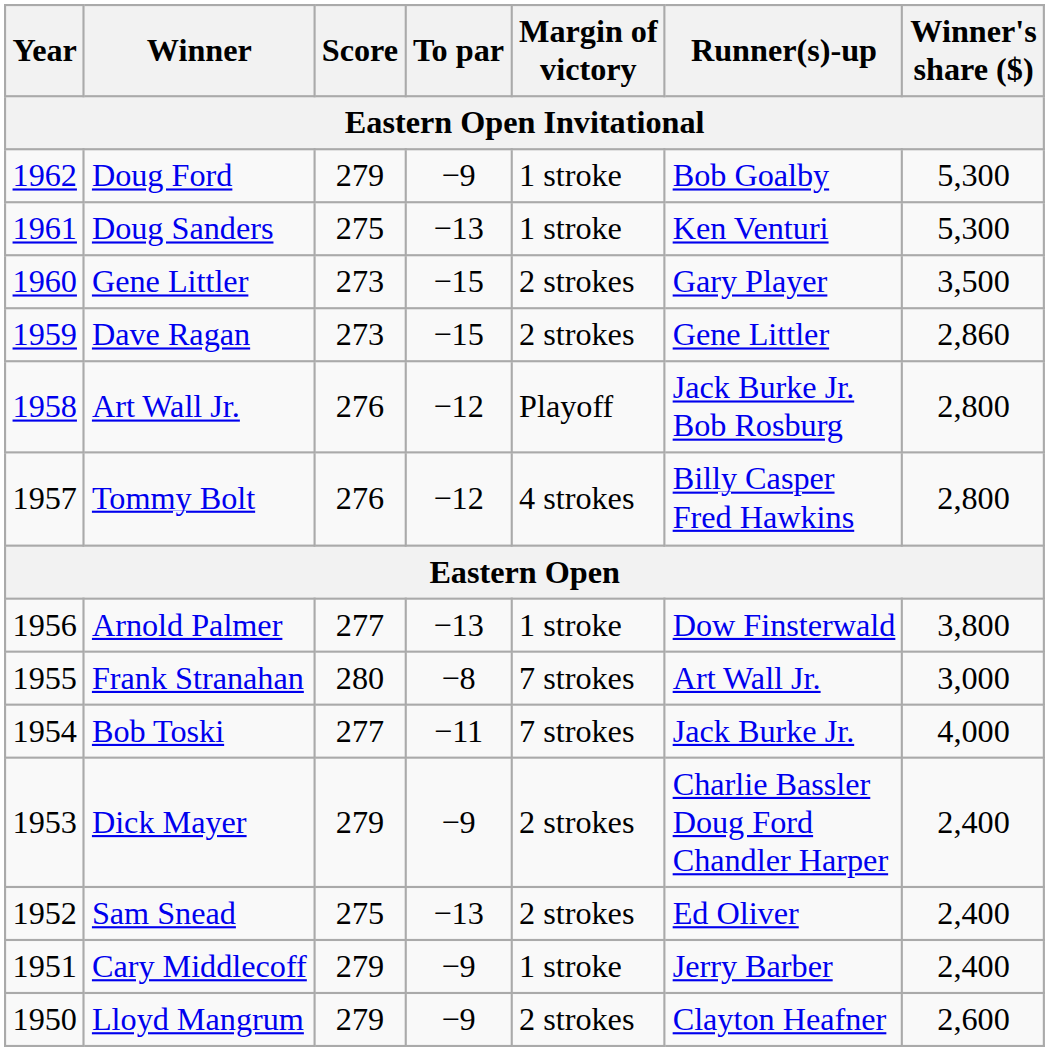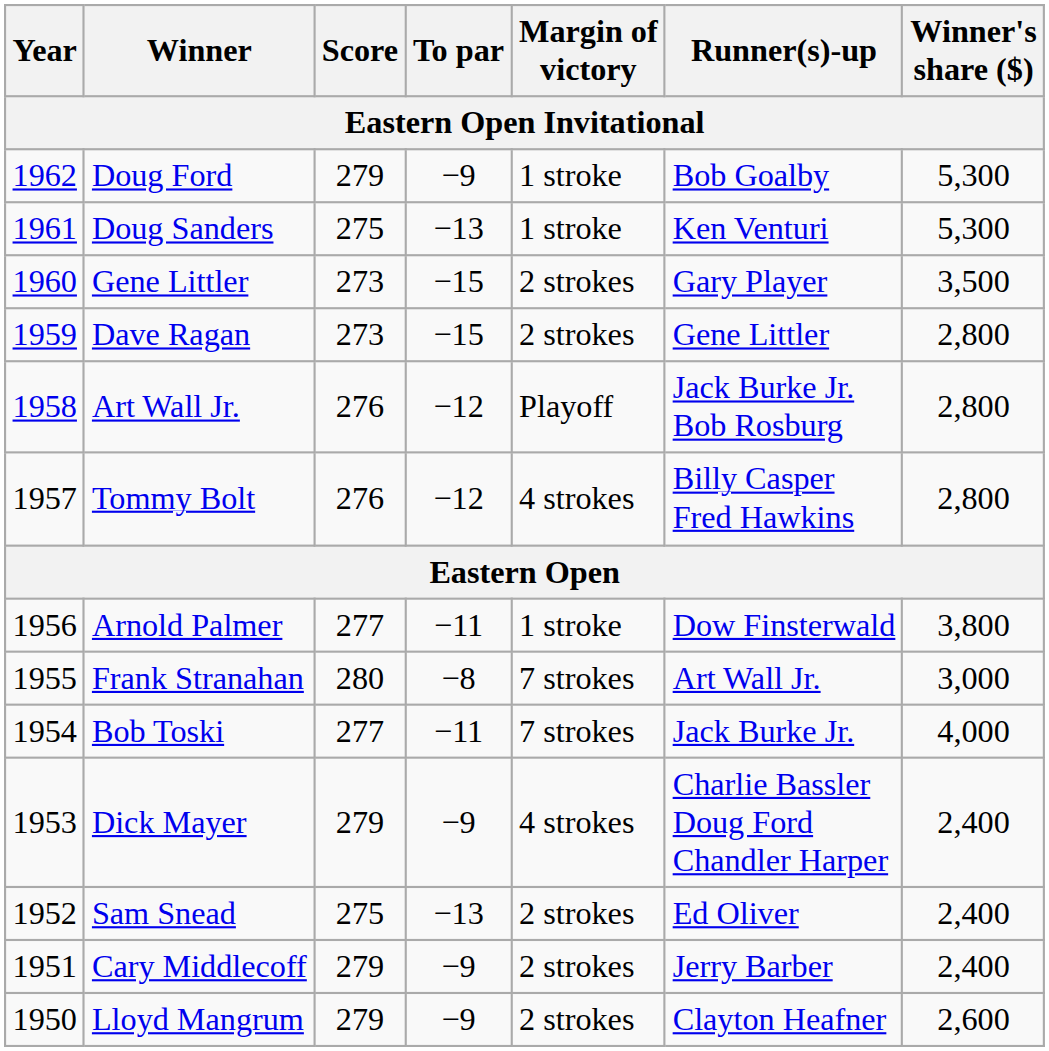(974, 335) 2,860 -> (974, 335) 2,800
(459, 623) −13 -> (459, 623) −11
(577, 821) 2 strokes -> (577, 821) 4 strokes
(570, 965) 1 stroke -> (577, 965) 2 strokes
